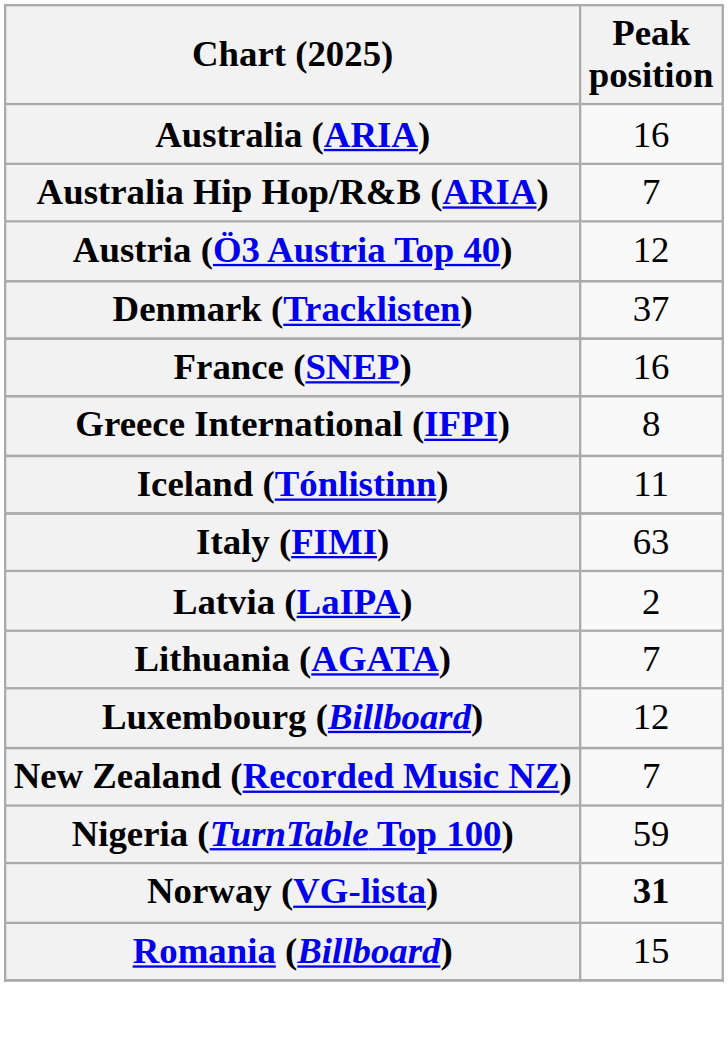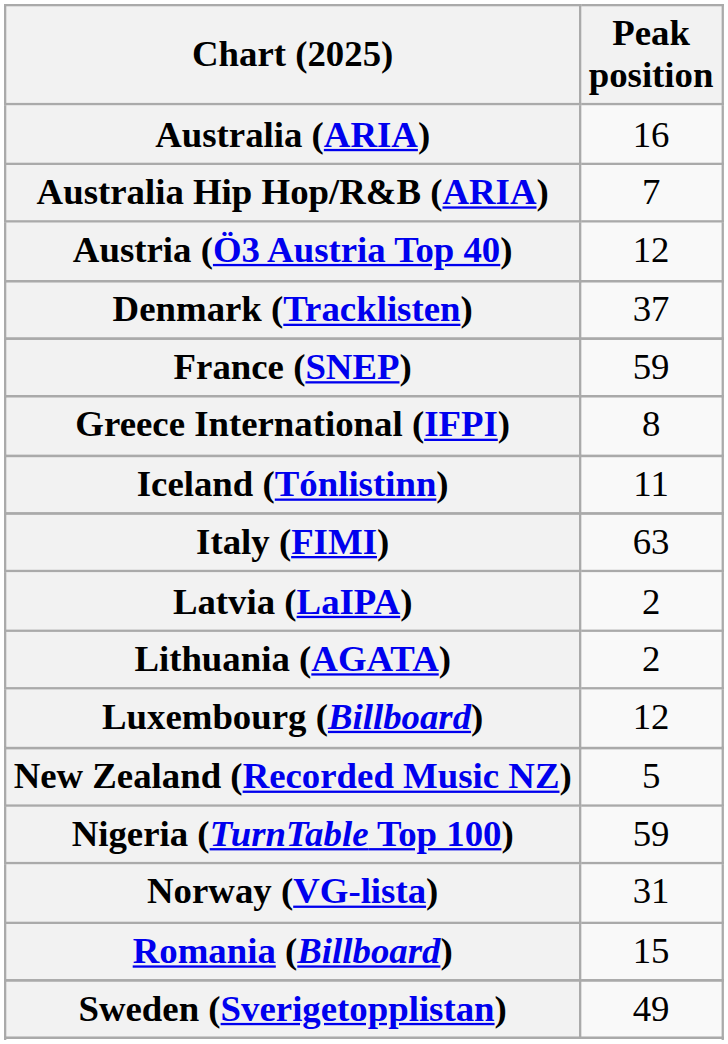(651, 366) 16 -> (651, 366) 59
(651, 658) 7 -> (651, 658) 2
(651, 775) 7 -> (651, 775) 5
(651, 892) bold -> (651, 892) normal
+ row: (293, 1008)
